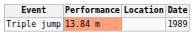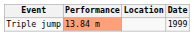(178, 25) 1989 -> (178, 25) 1999
